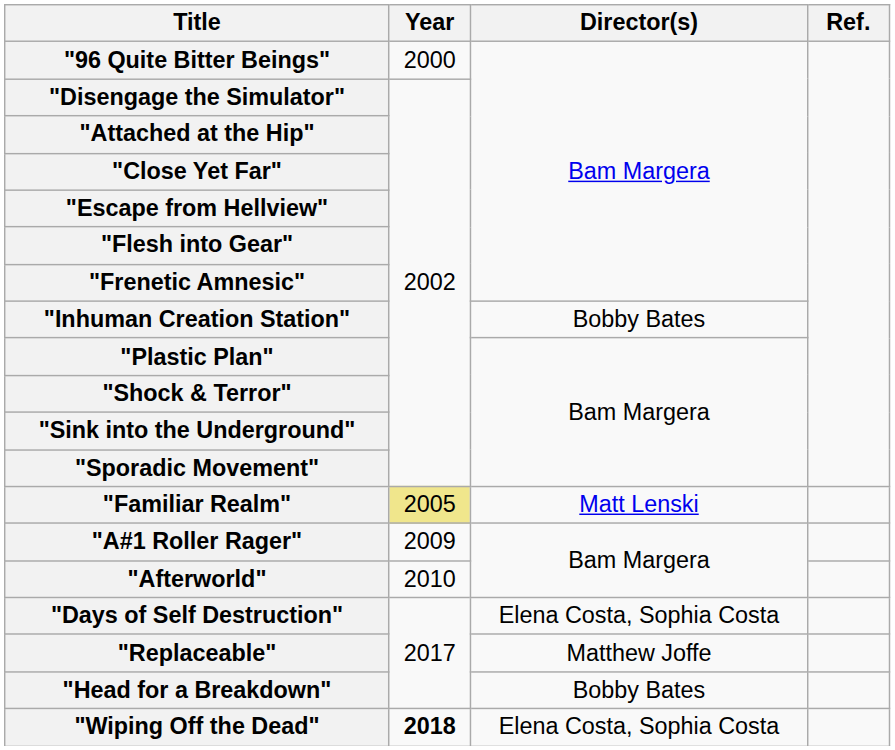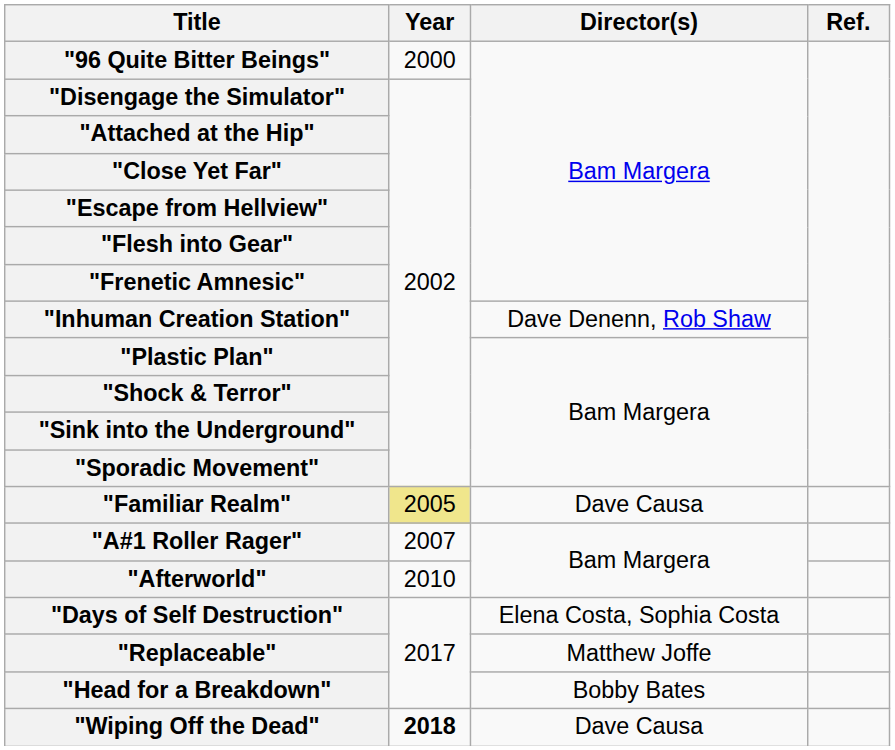(639, 319) Bobby Bates -> (639, 319) Dave Denenn, Rob Shaw
(639, 504) Matt Lenski -> (639, 504) Dave Causa
(430, 541) 2009 -> (430, 541) 2007
(639, 726) Elena Costa, Sophia Costa -> (639, 726) Dave Causa
